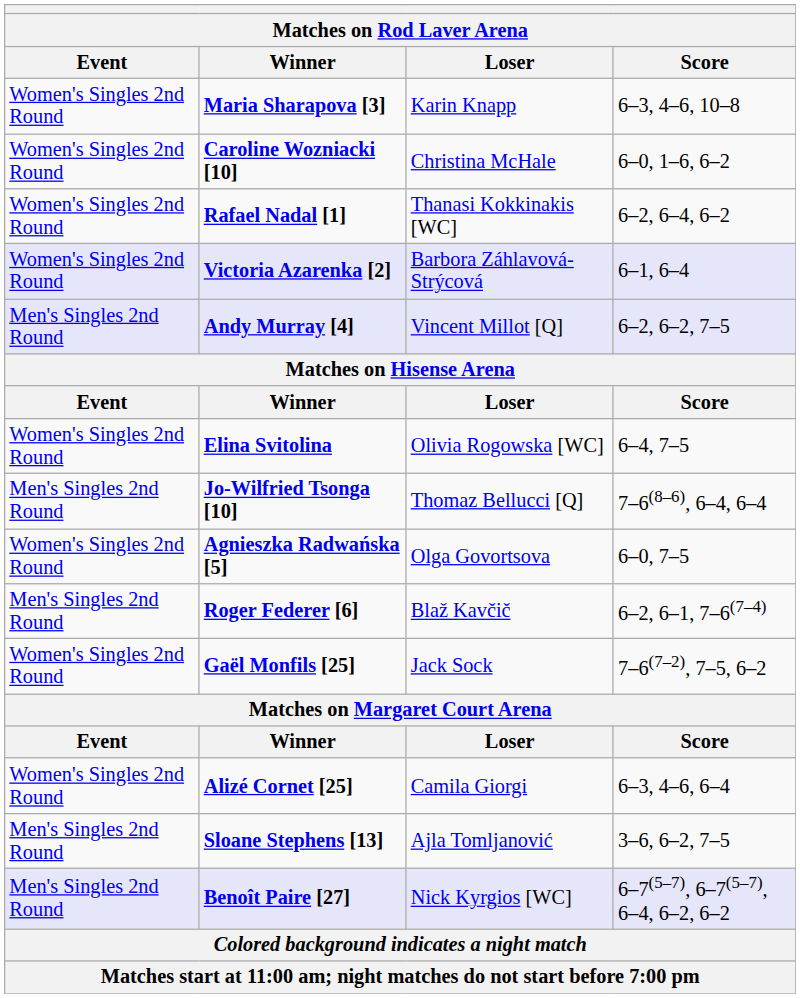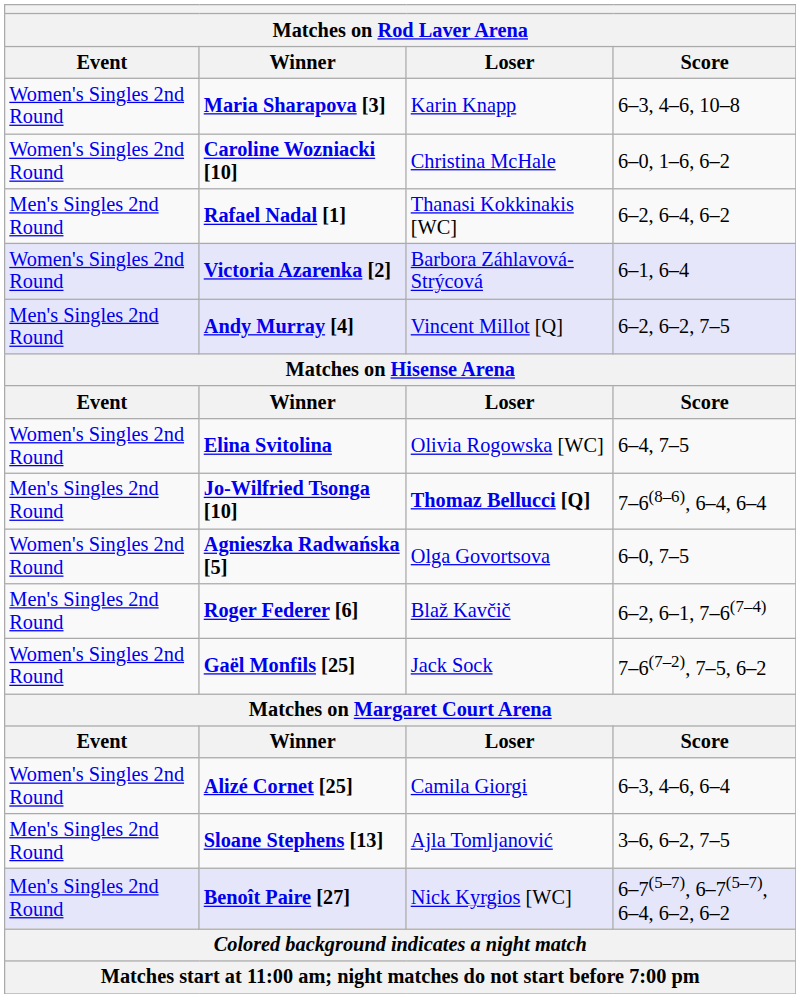(97, 216) Women's Singles 2nd Round -> (84, 216) Men's Singles 2nd Round
(497, 500) normal -> (500, 500) bold
